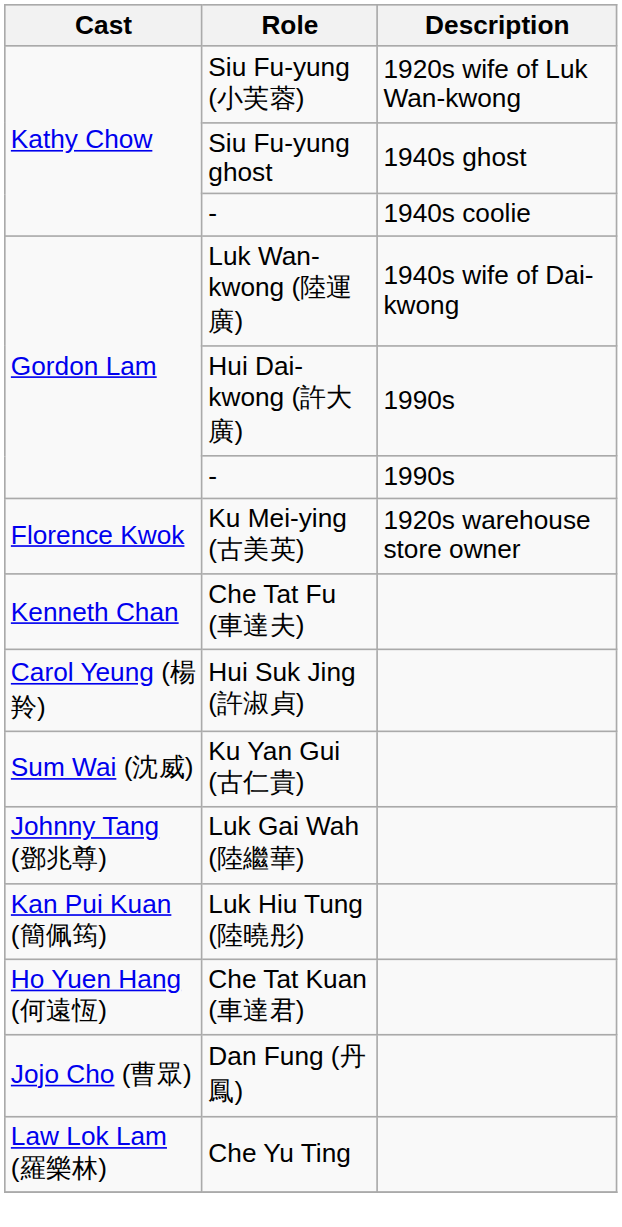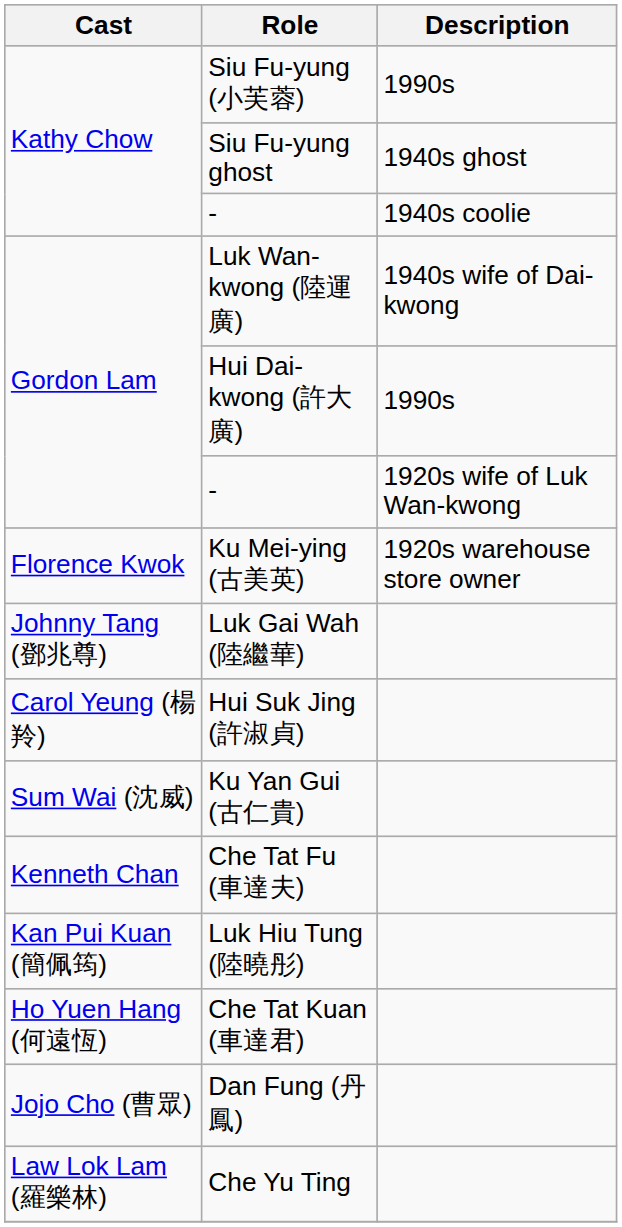(486, 84) 1920s wife of Luk Wan-kwong -> (419, 84) 1990s
(419, 476) 1990s -> (486, 491) 1920s wife of Luk Wan-kwong
rows swapped: (95, 611) <-> (85, 843)
